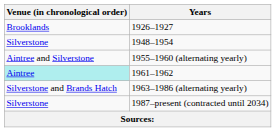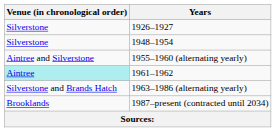(28, 27) Brooklands -> (27, 27) Silverstone
(27, 104) Silverstone -> (28, 104) Brooklands
